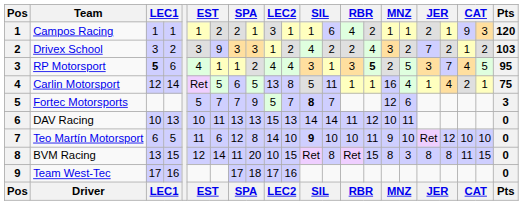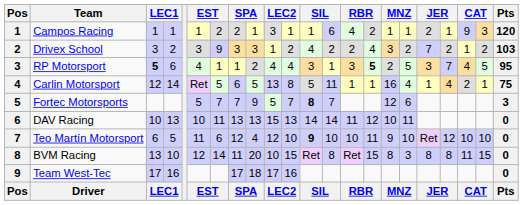(255, 137) 8 -> (255, 137) 4
(273, 137) 14 -> (273, 137) 12
(173, 155) 15 -> (173, 155) 10
